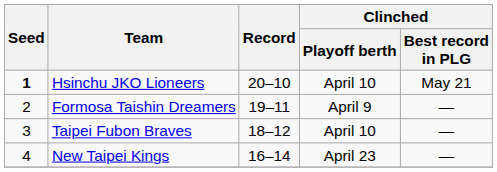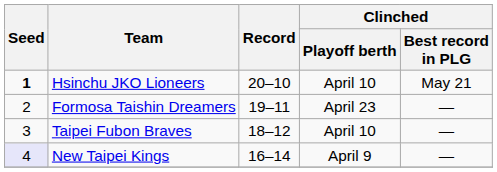(350, 107) April 9 -> (350, 107) April 23
(26, 156) no background -> (26, 156) lavender background
(350, 156) April 23 -> (350, 156) April 9
